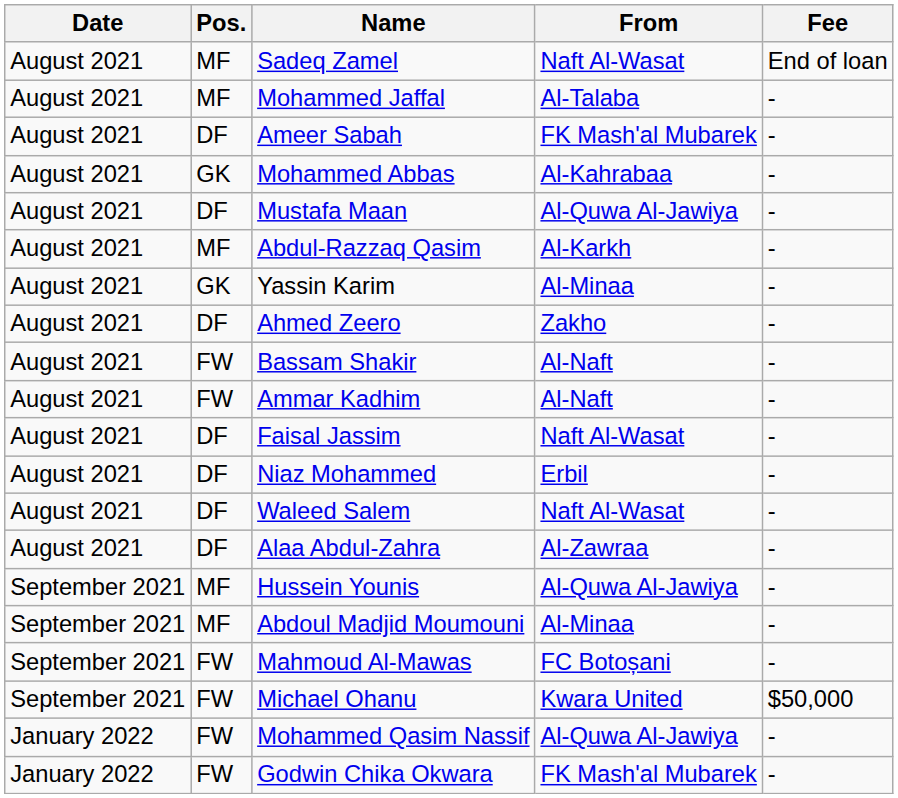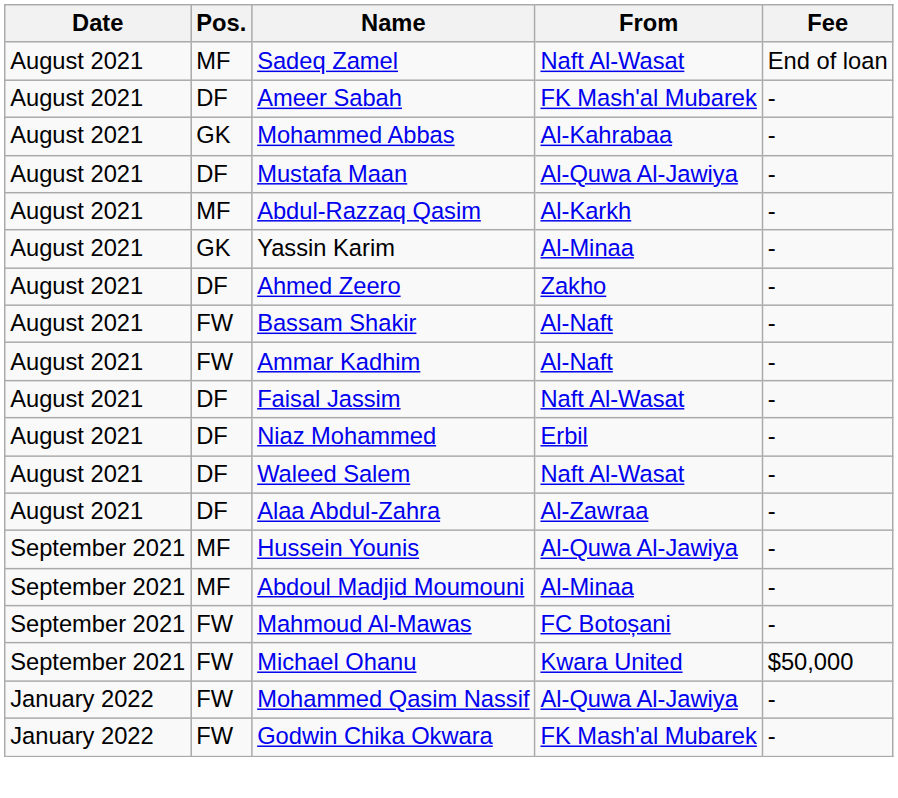- row: (351, 98)
